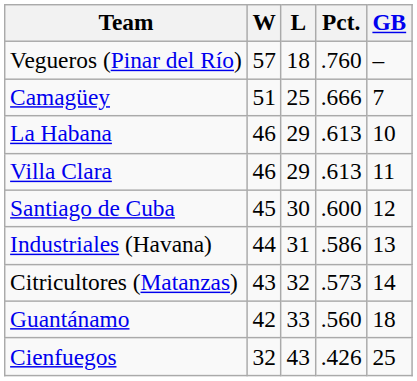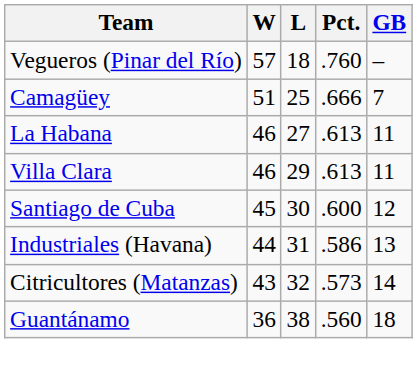(298, 134) 29 -> (298, 134) 27
(384, 134) 10 -> (384, 134) 11
(264, 319) 42 -> (264, 319) 36
(298, 319) 33 -> (298, 319) 38
- row: (63, 356)
